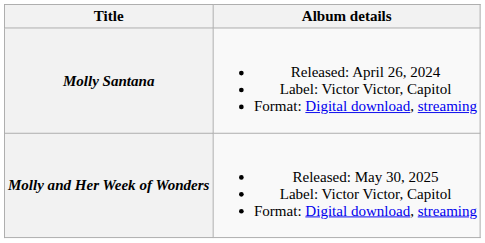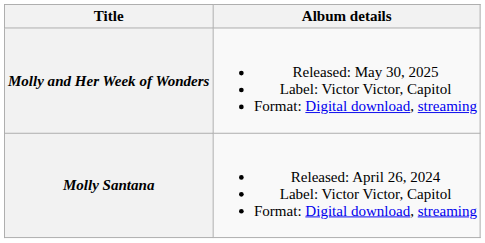rows swapped: (109, 80) <-> (109, 185)
